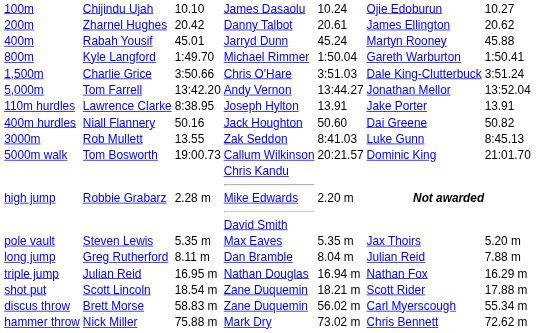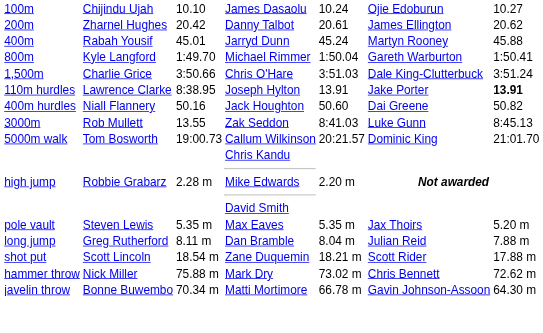- row: (24, 90)
(499, 106) normal -> (508, 90) bold
- row: (32, 273)
- row: (37, 306)
+ row: (37, 290)
